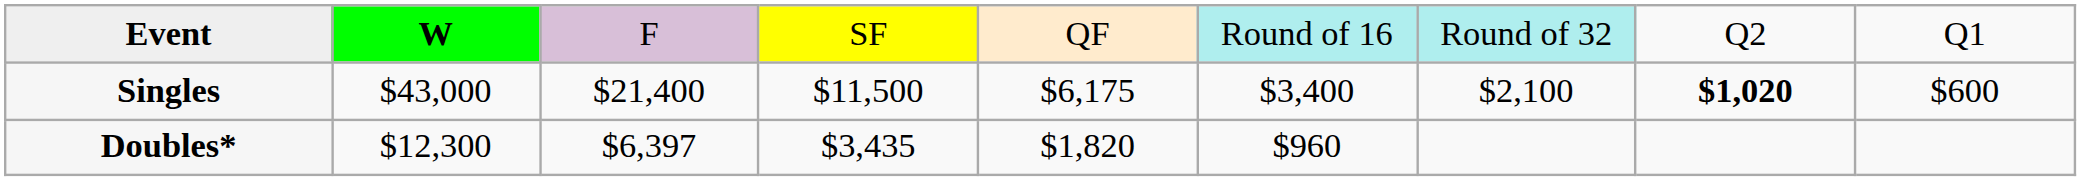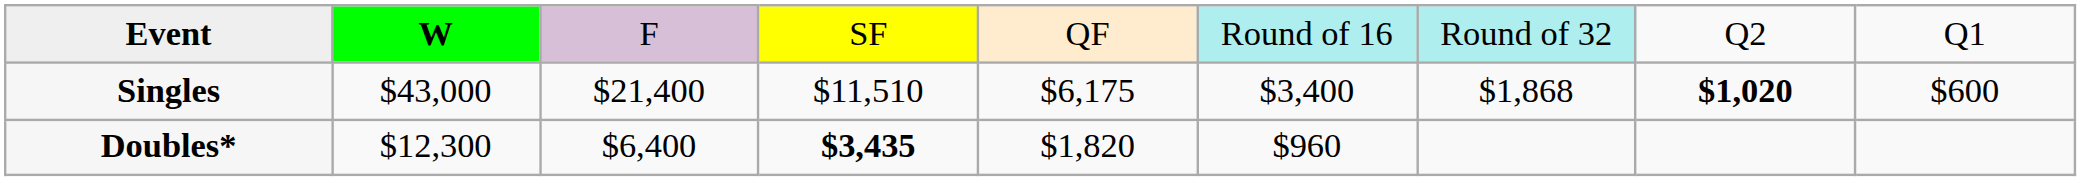(868, 90) $11,500 -> (868, 90) $11,510
(1526, 90) $2,100 -> (1526, 90) $1,868
(649, 146) $6,397 -> (649, 146) $6,400
(868, 146) normal -> (868, 146) bold
